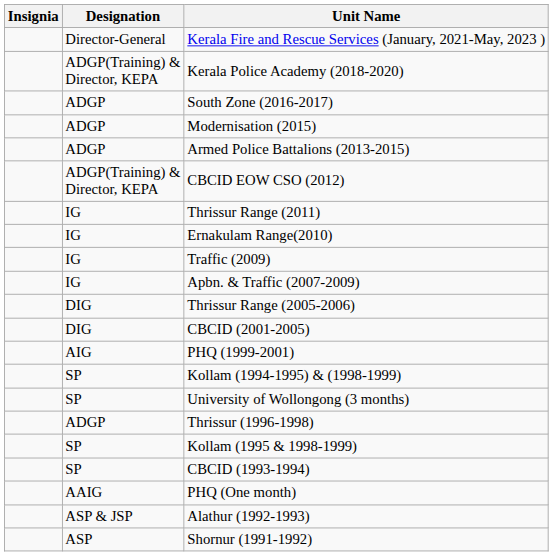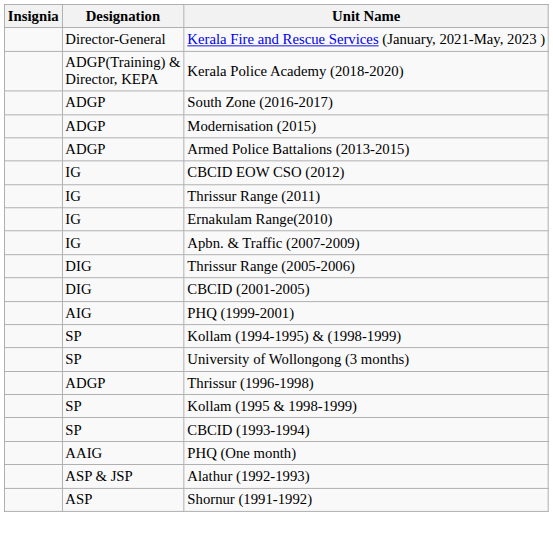(123, 181) ADGP(Training) & Director, KEPA -> (73, 172) IG
- row: (229, 259)
